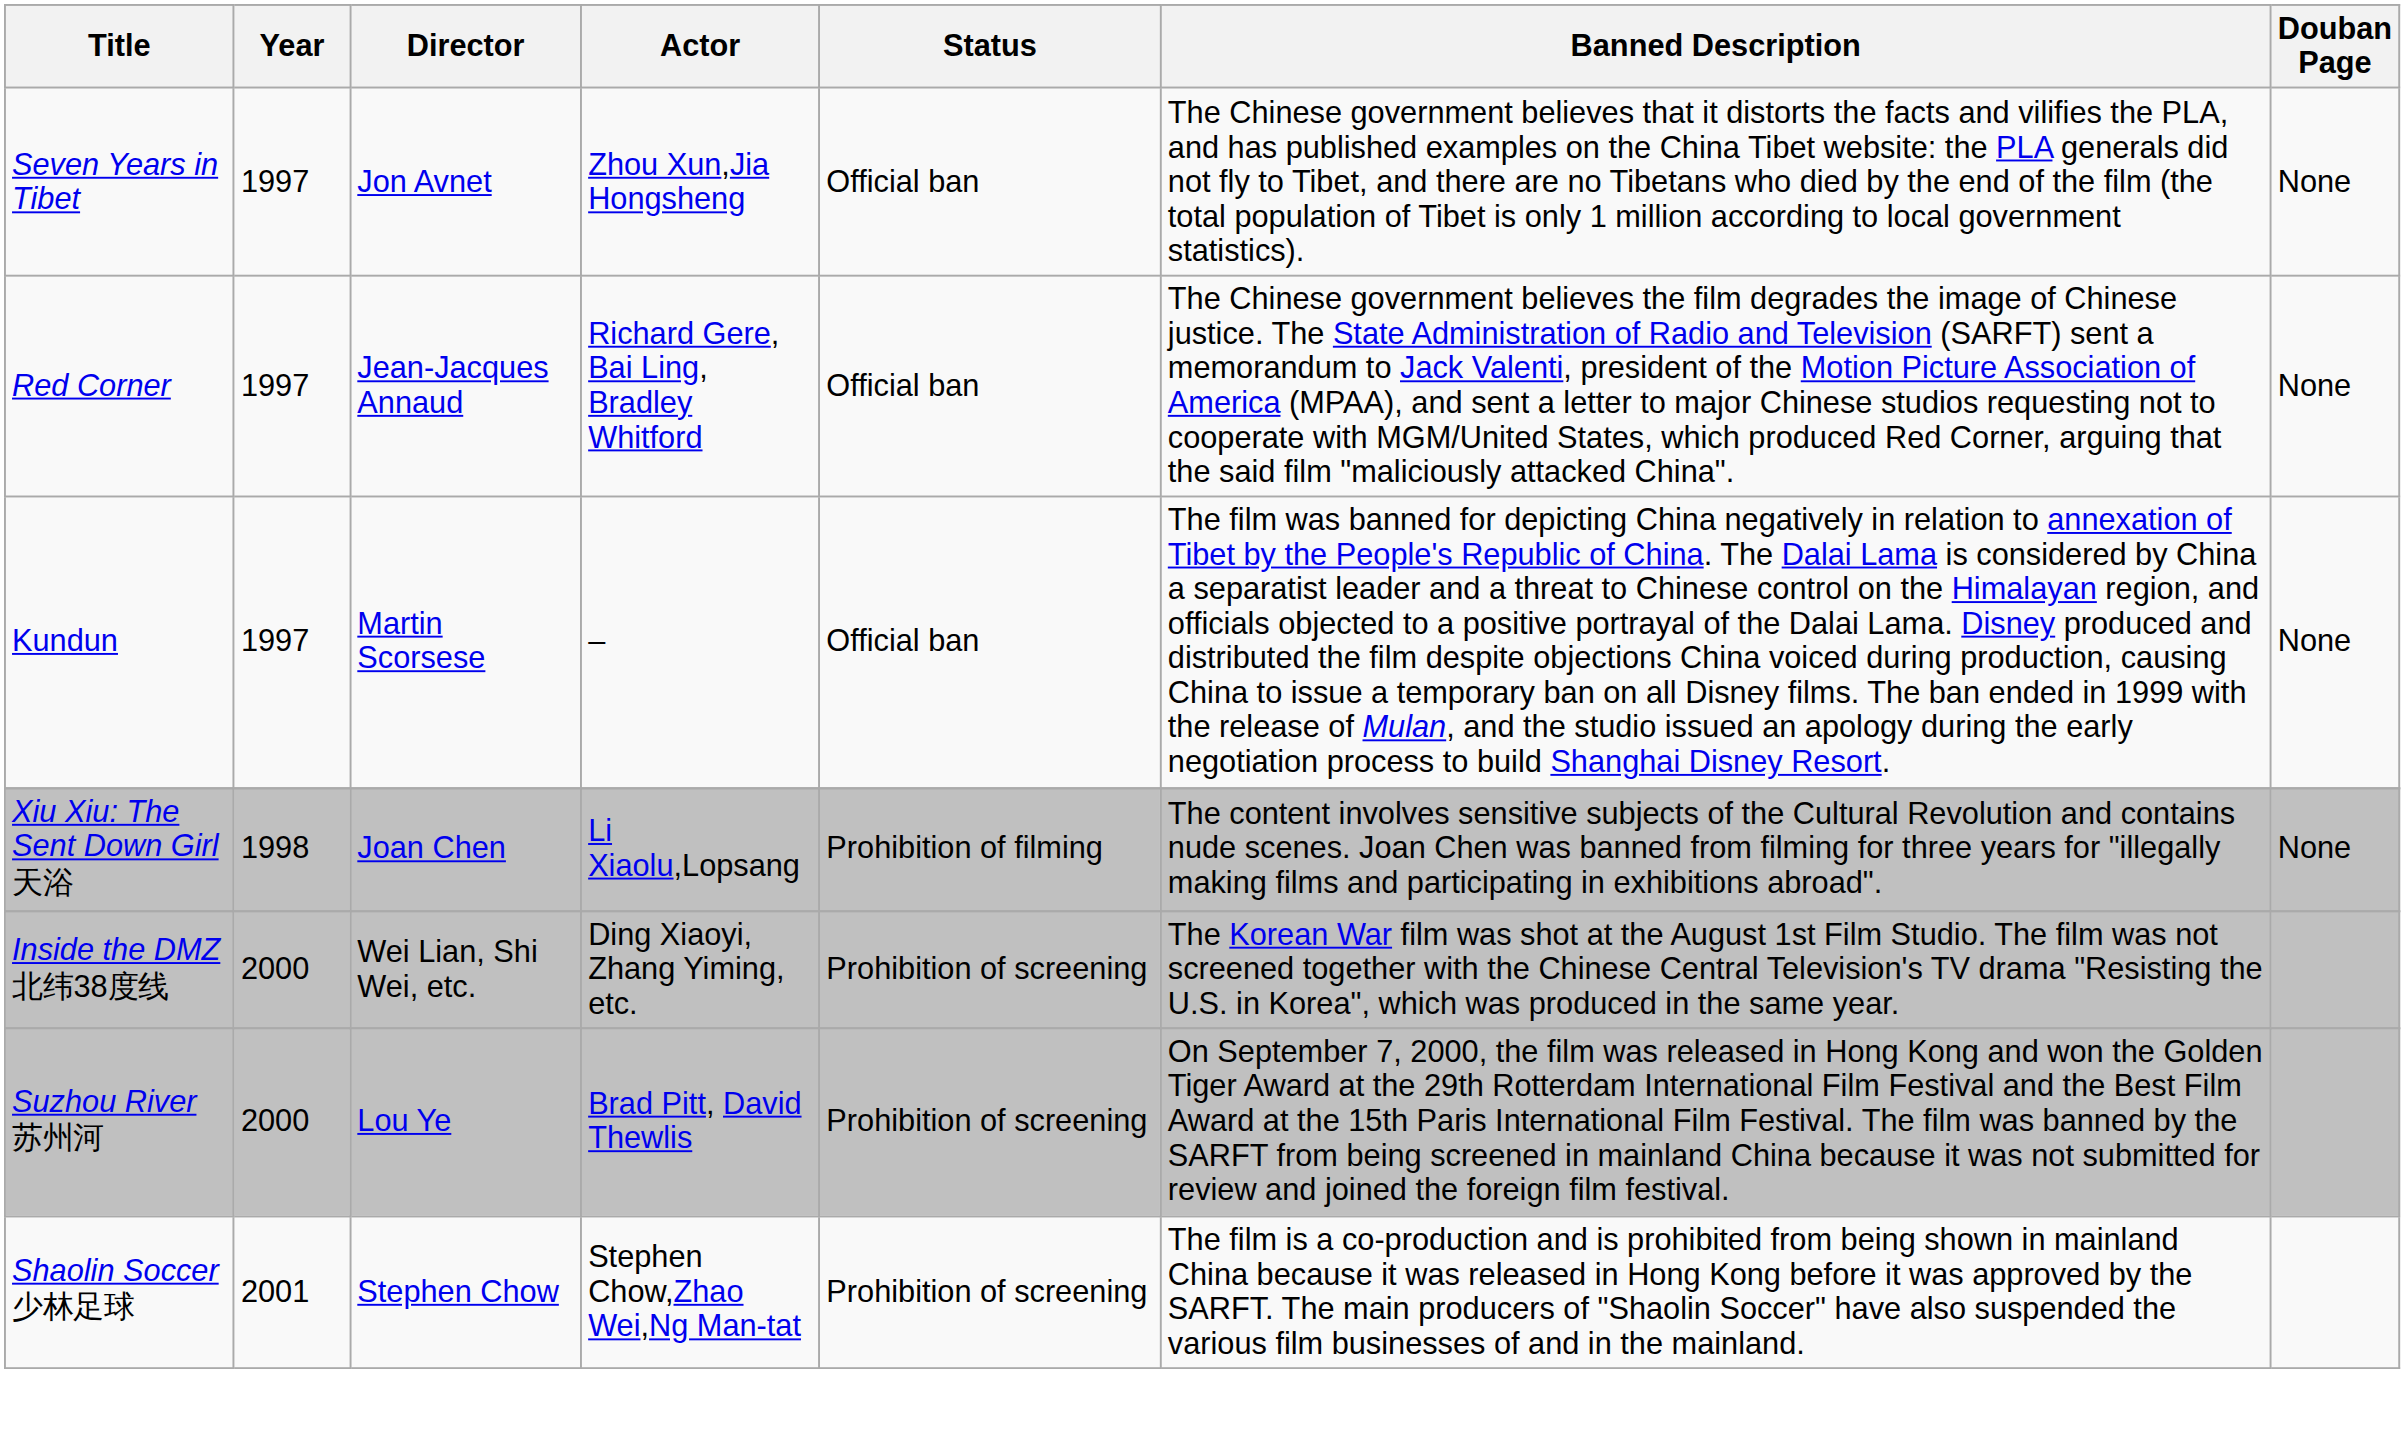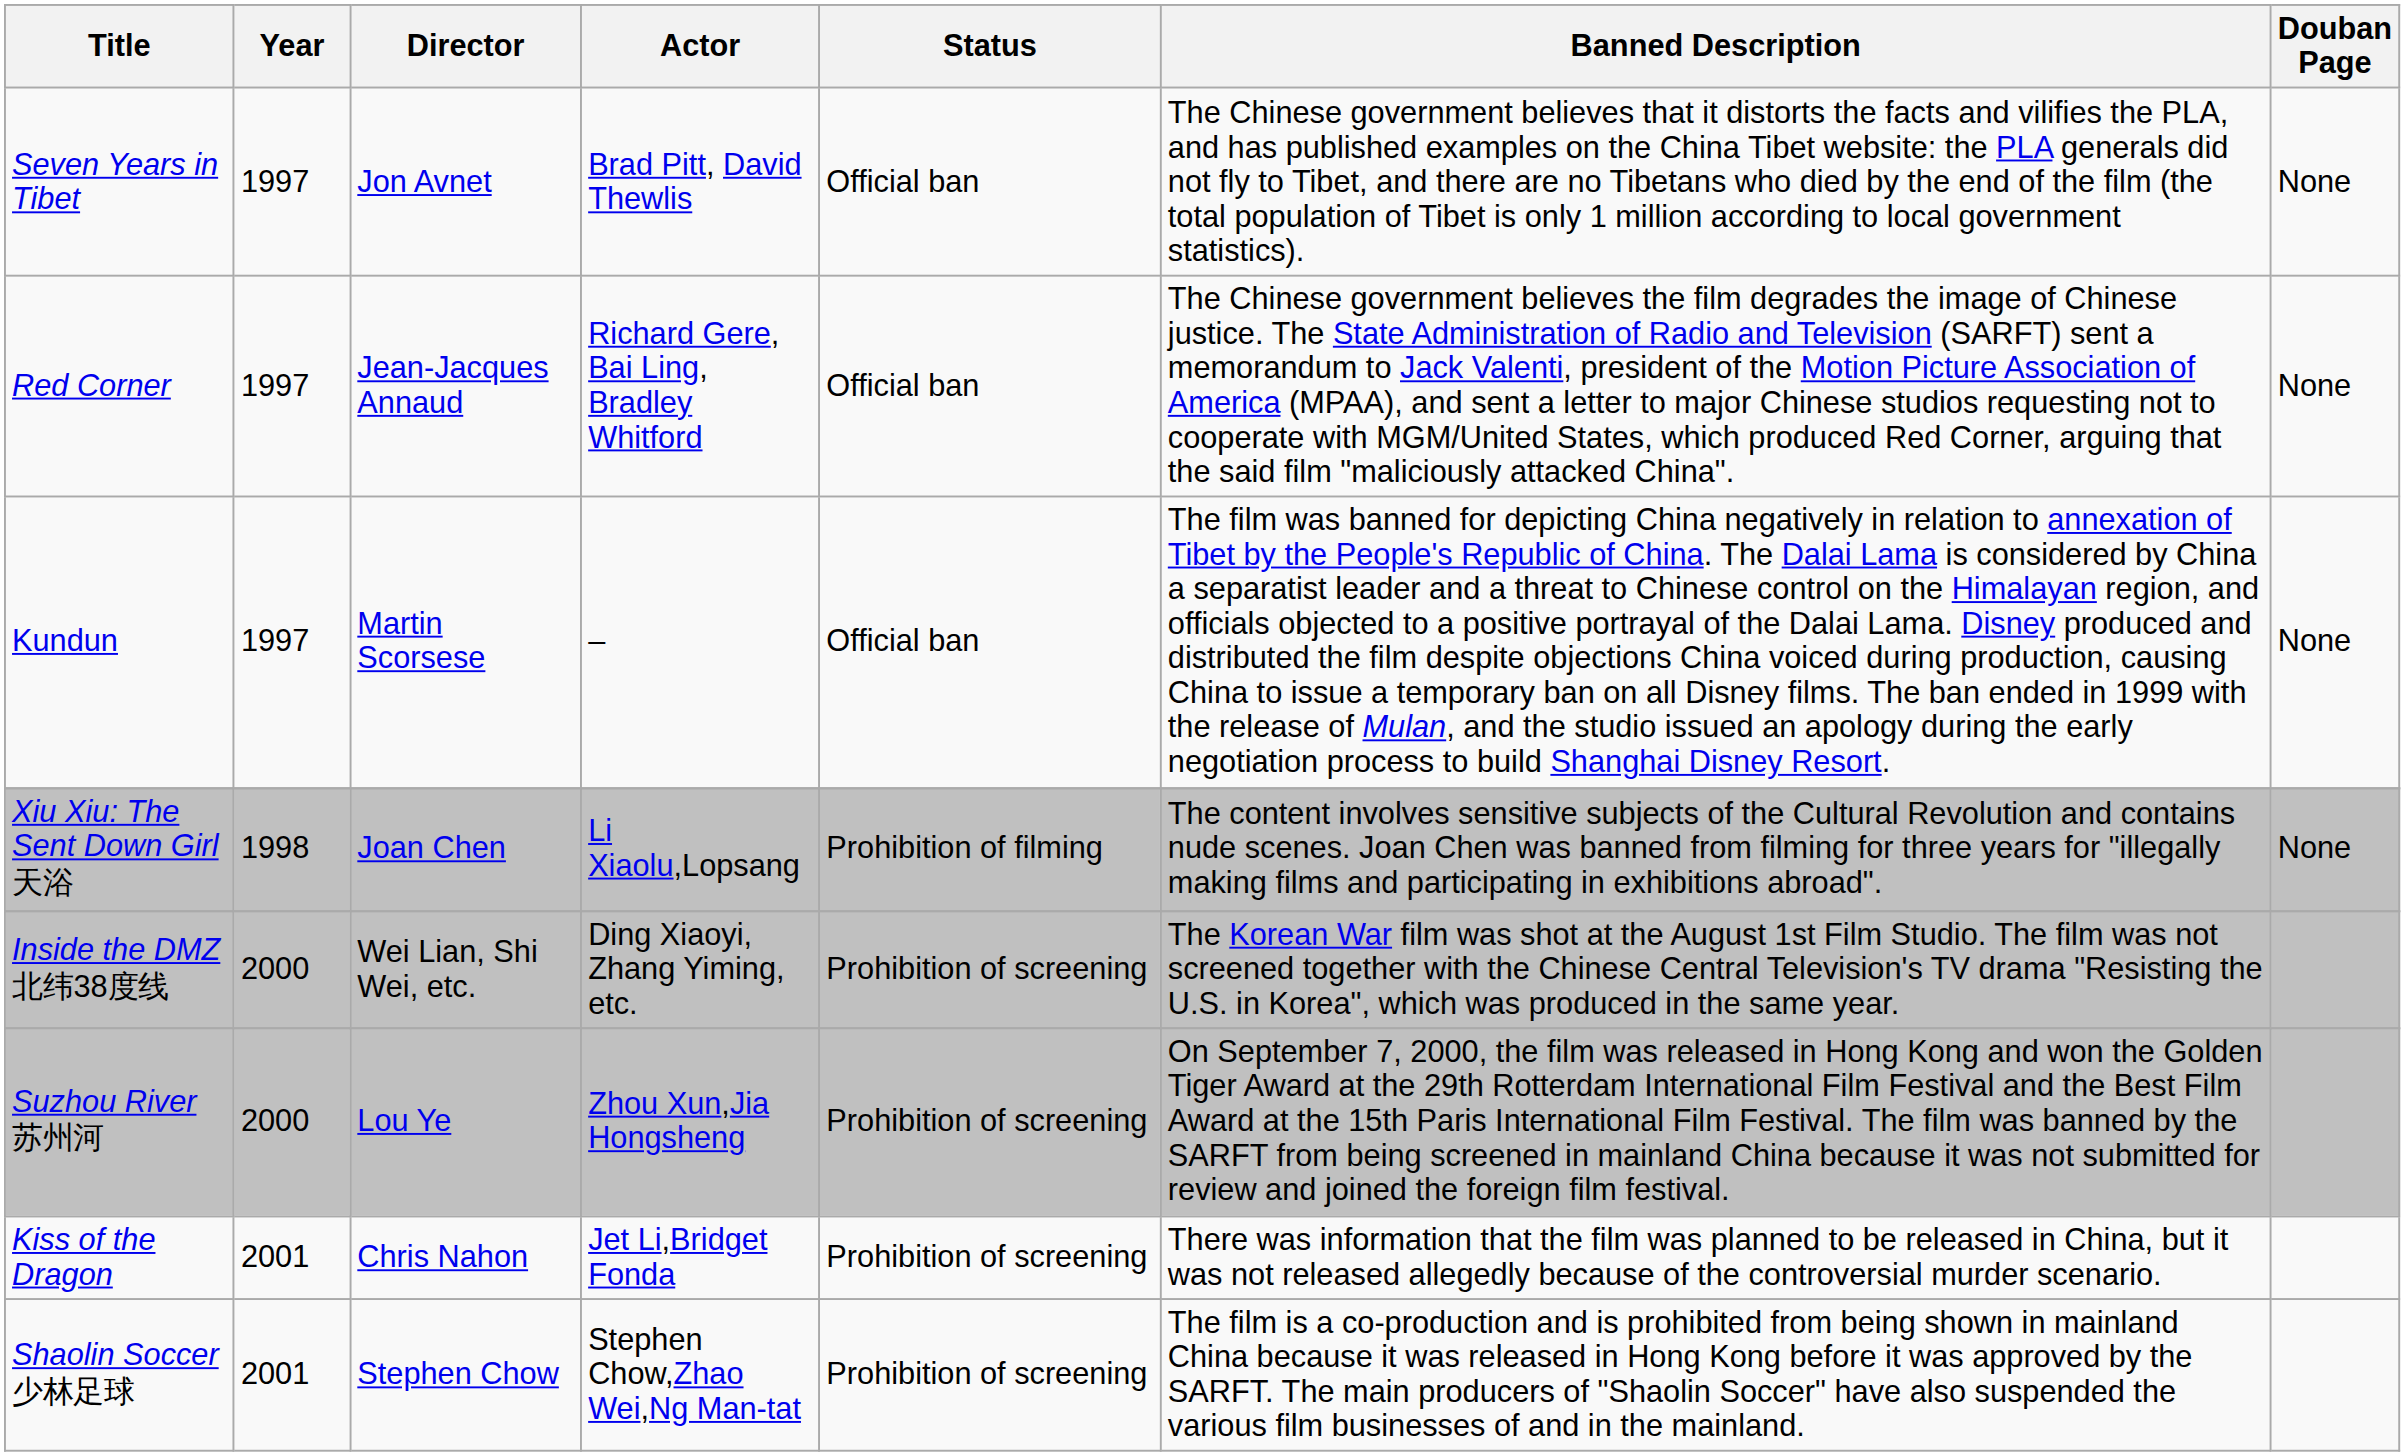(679, 181) Zhou Xun,Jia Hongsheng -> (695, 181) Brad Pitt, David Thewlis
(695, 1121) Brad Pitt, David Thewlis -> (679, 1121) Zhou Xun,Jia Hongsheng
+ row: (84, 1256)
